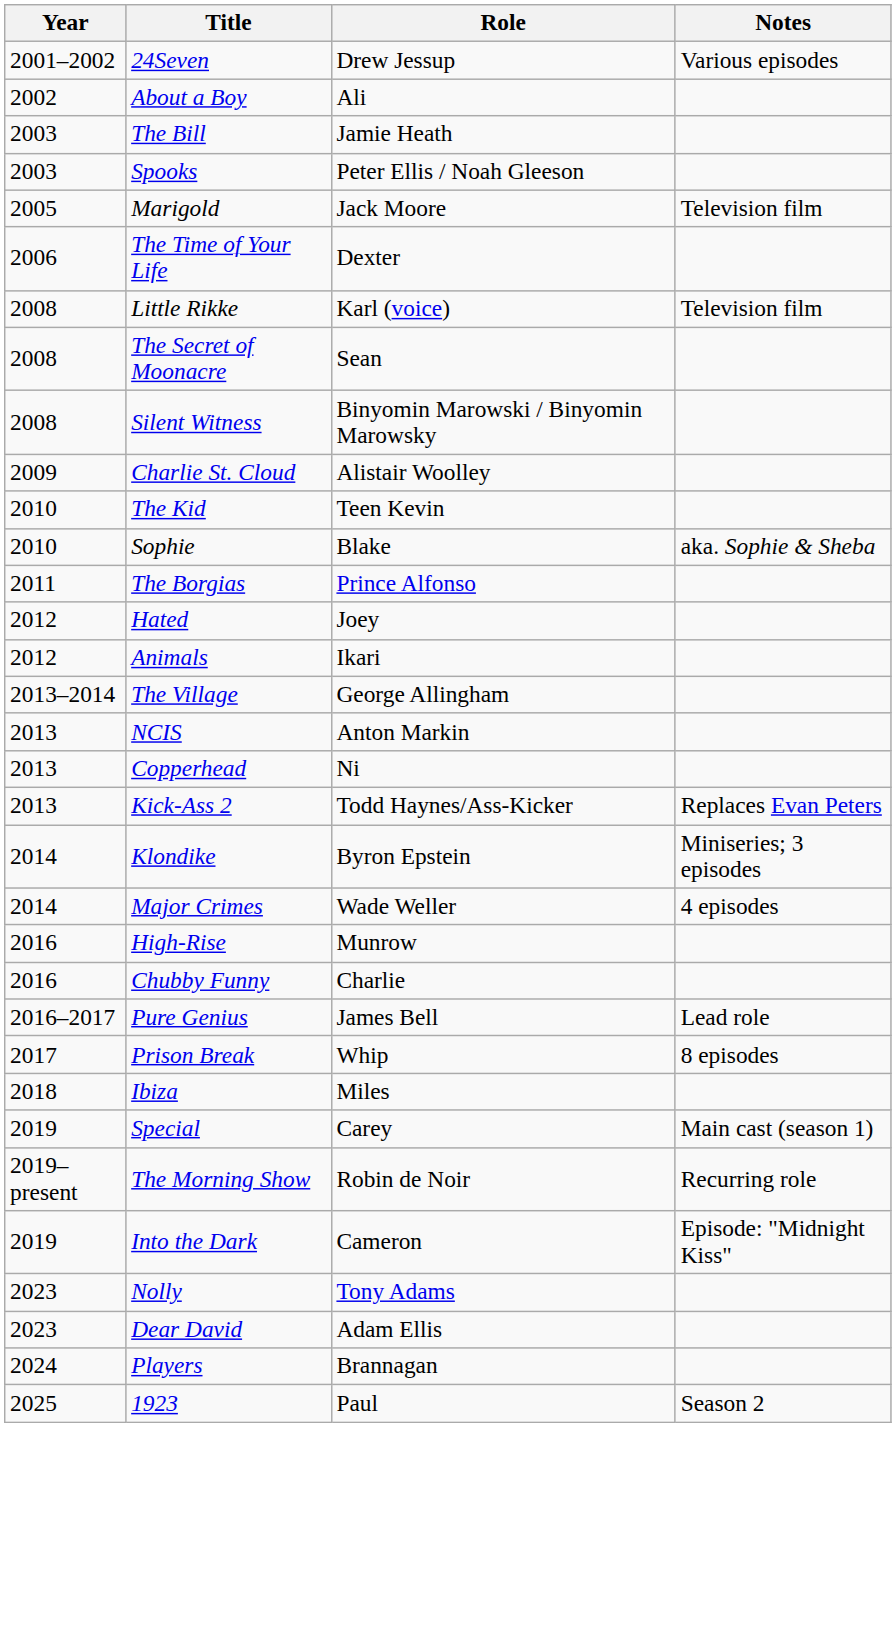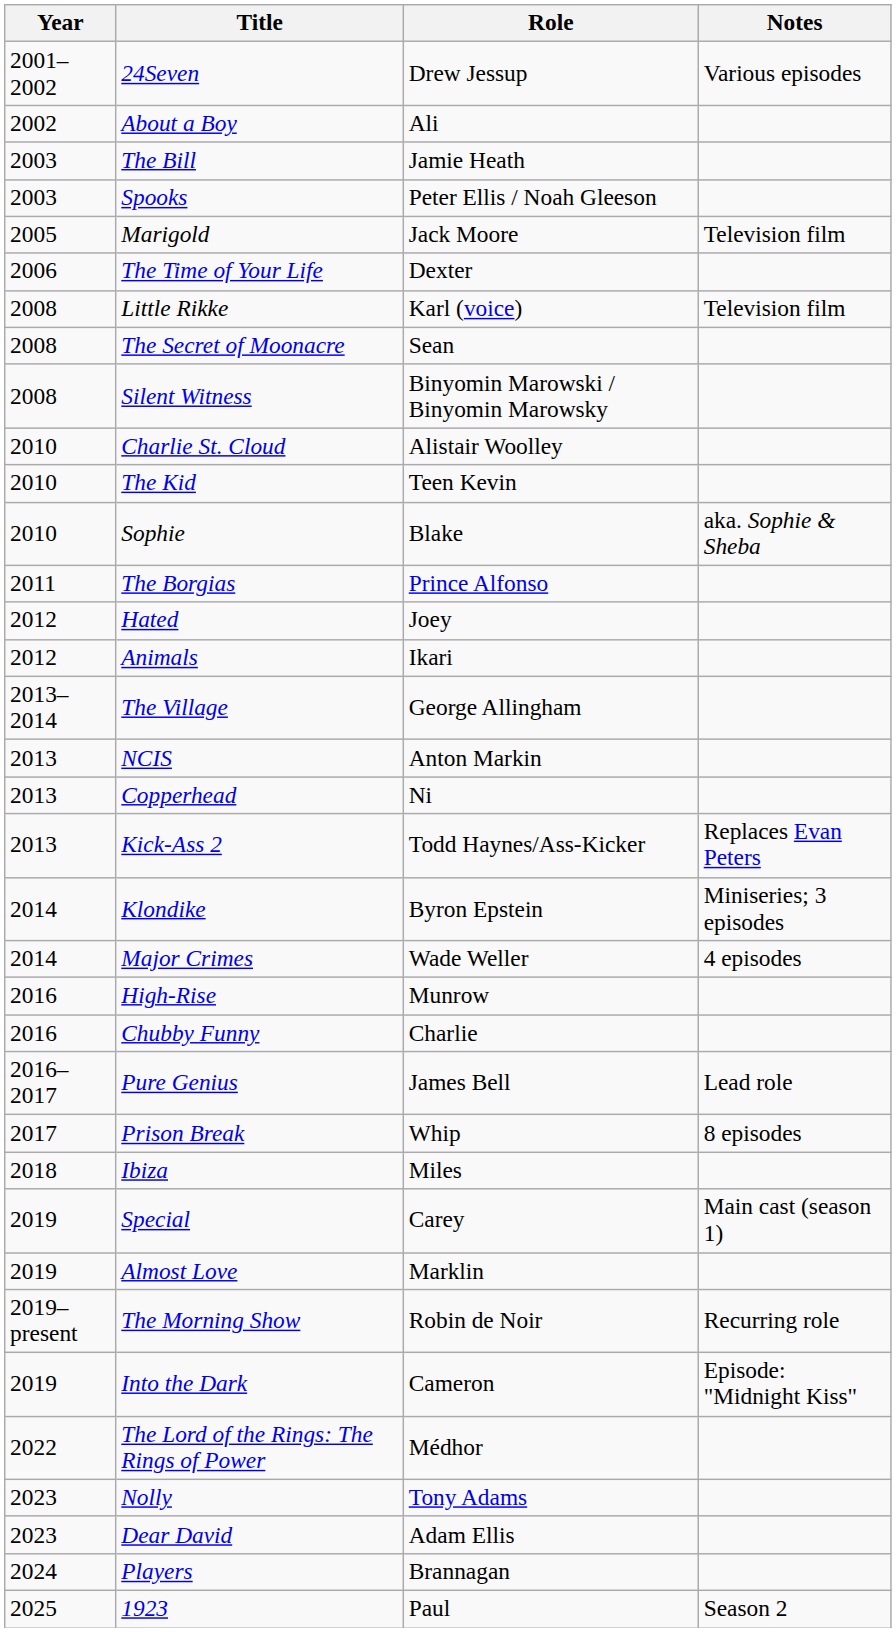(33, 472) 2009 -> (33, 446) 2010
+ row: (179, 1270)
+ row: (247, 1447)
